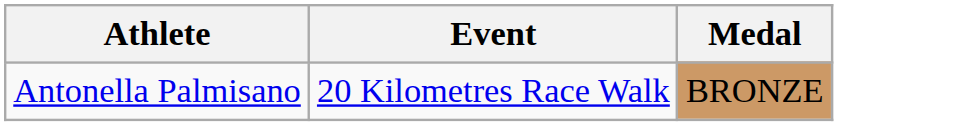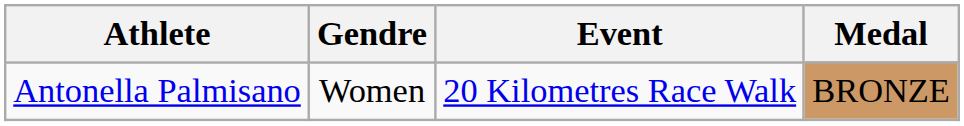+ column: (372, 33)
